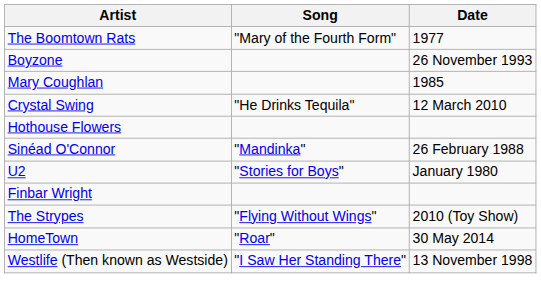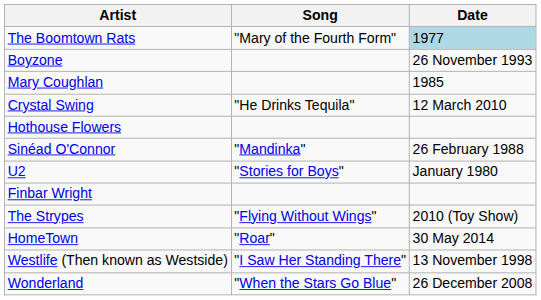(428, 37) no background -> (428, 37) lightblue background
+ row: (46, 283)
